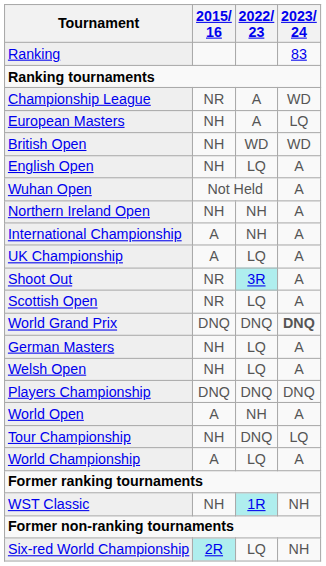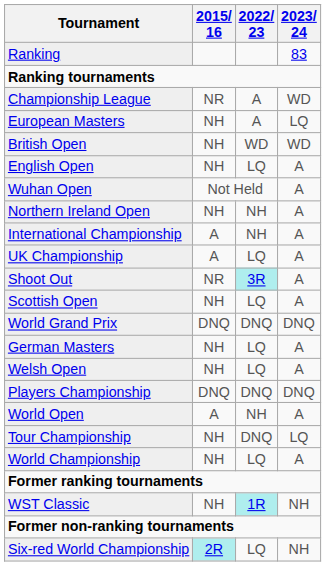(214, 301) NR -> (214, 301) NH
(299, 324) bold -> (299, 324) normal
(214, 459) A -> (214, 459) NH
